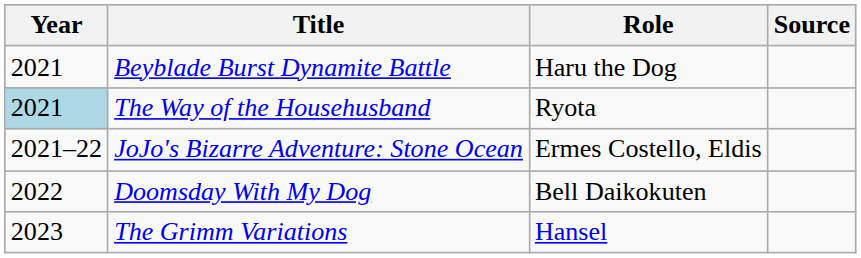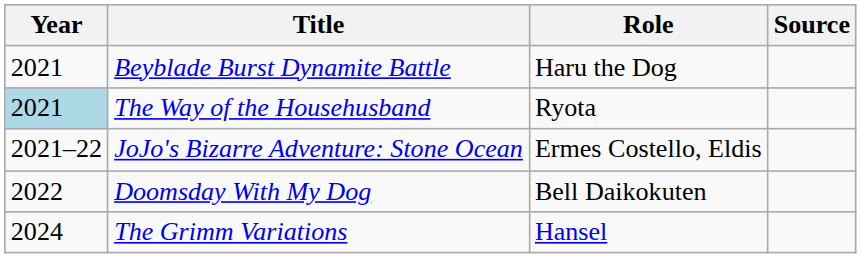(37, 231) 2023 -> (37, 231) 2024
